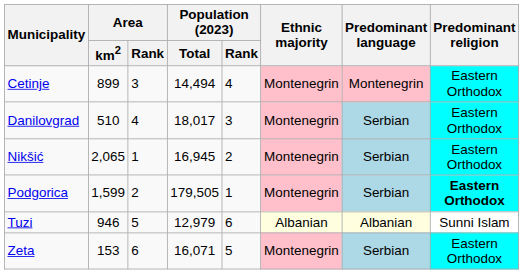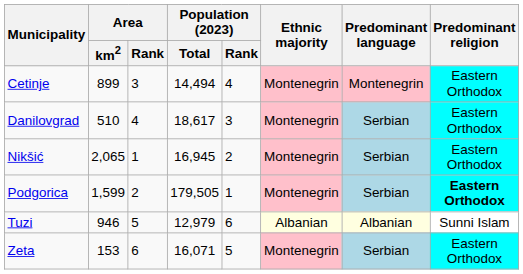(195, 120) 18,017 -> (195, 120) 18,617
